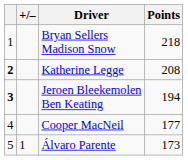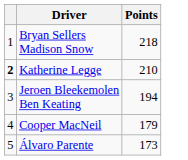- column: (27, 14)
(171, 70) 208 -> (149, 70) 210
(10, 97) bold -> (10, 97) normal
(171, 125) 177 -> (149, 125) 179
